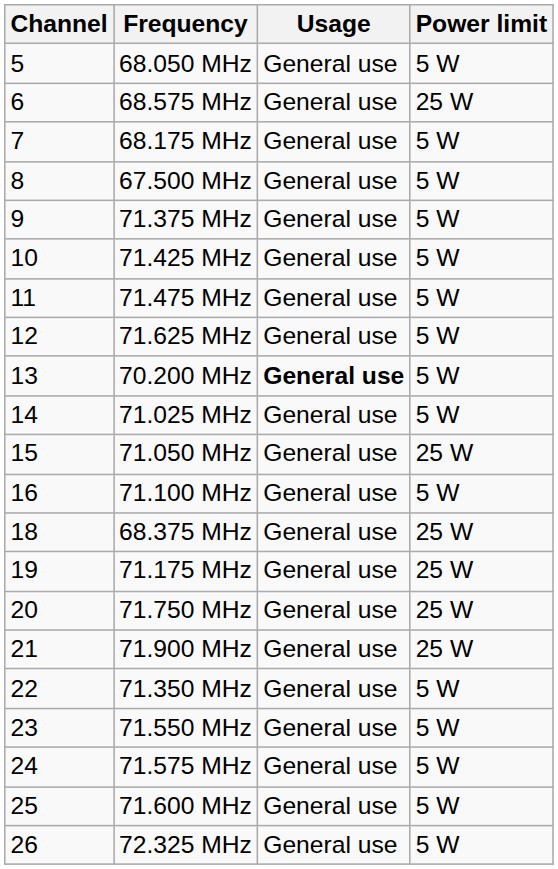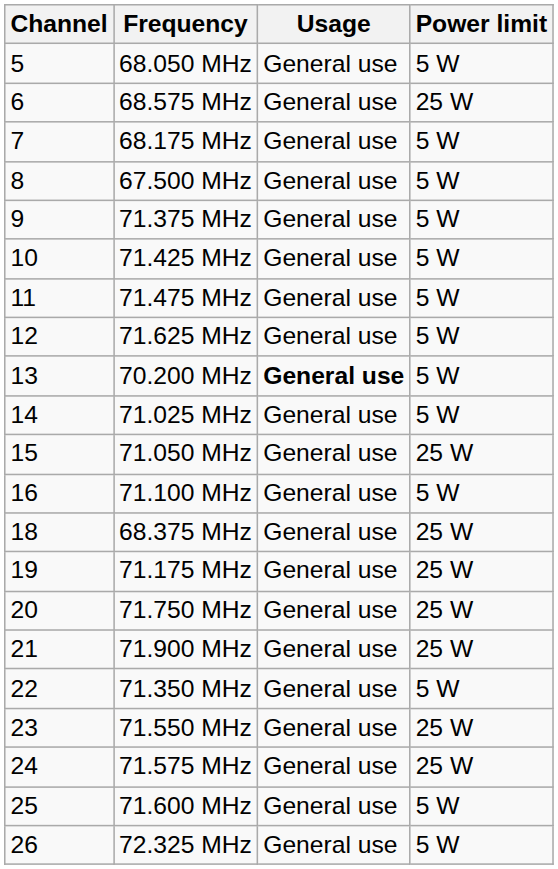(438, 727) 5 W -> (444, 727) 25 W
(438, 766) 5 W -> (444, 766) 25 W
